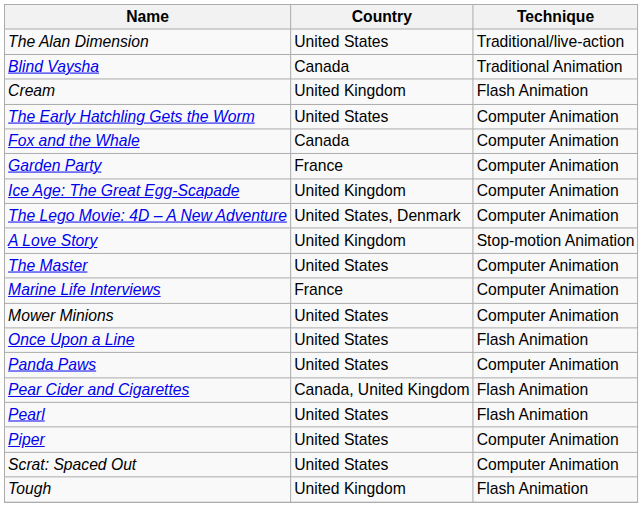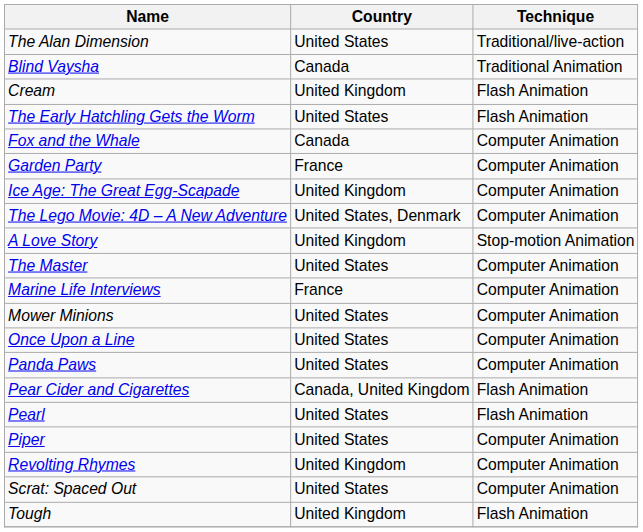(548, 116) Computer Animation -> (532, 116) Flash Animation
(532, 340) Flash Animation -> (548, 340) Computer Animation
+ row: (72, 464)
